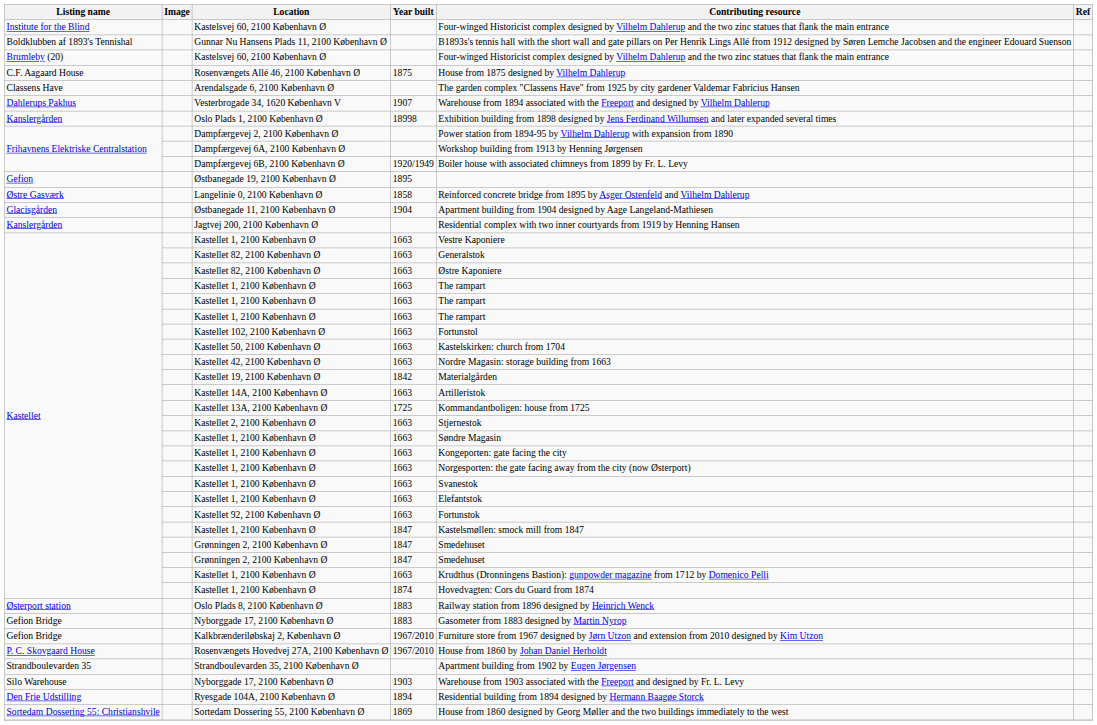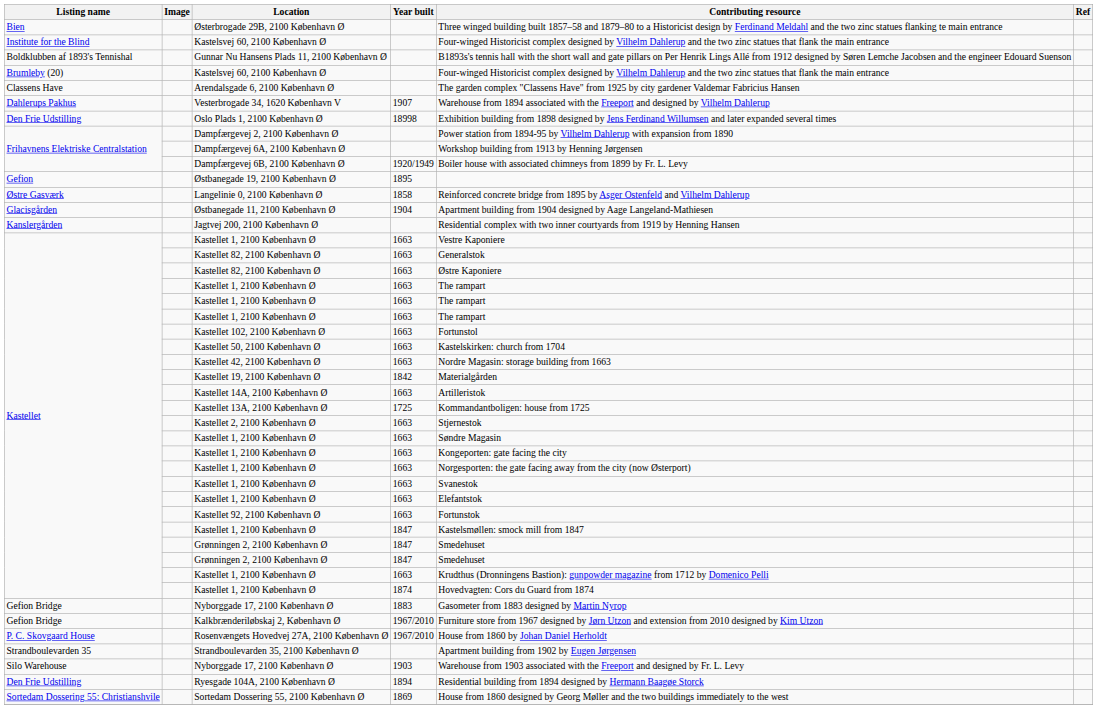+ row: (269, 27)
- row: (277, 73)
(34, 118) Kanslergården -> (44, 118) Den Frie Udstilling
- row: (259, 605)
